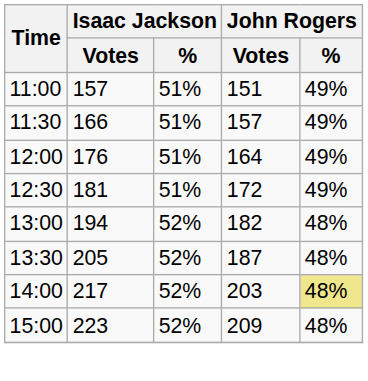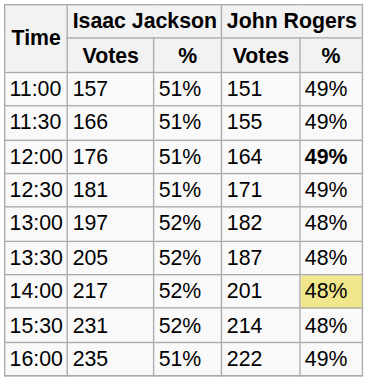(245, 122) 157 -> (245, 122) 155
(326, 156) normal -> (326, 156) bold
(245, 190) 172 -> (245, 190) 171
(90, 223) 194 -> (90, 223) 197
(245, 291) 203 -> (245, 291) 201
- row: (36, 325)
+ row: (36, 325)
+ row: (36, 358)
